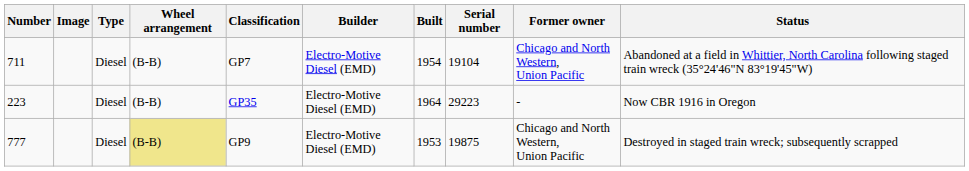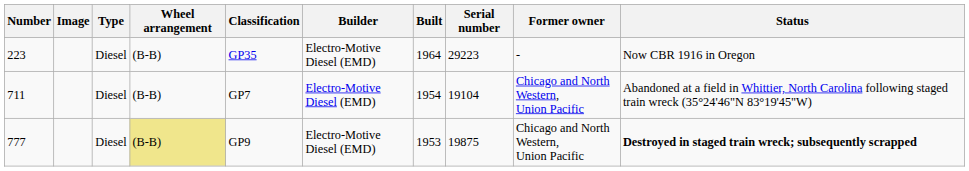rows swapped: (16, 101) <-> (16, 61)
(761, 142) normal -> (770, 142) bold
